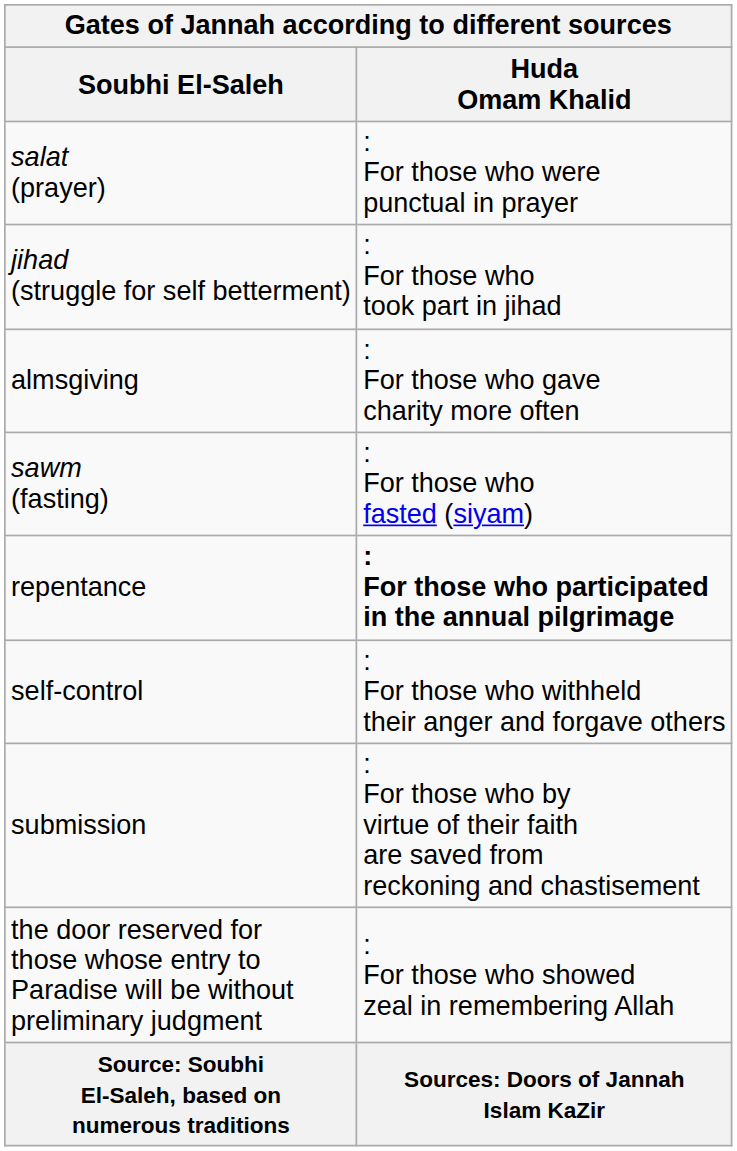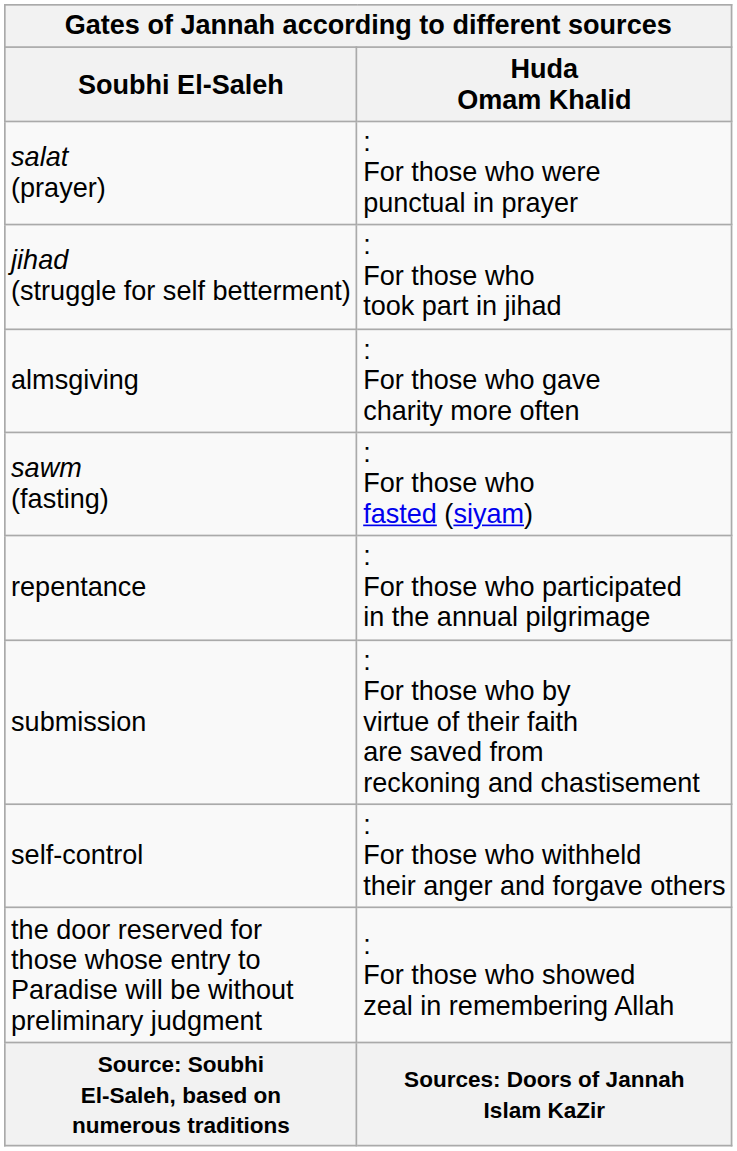(536, 587) bold -> (522, 587) normal
rows swapped: (77, 691) <-> (79, 825)
